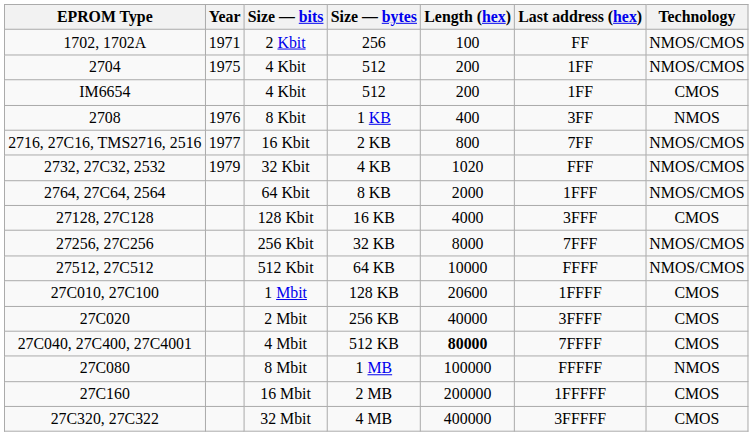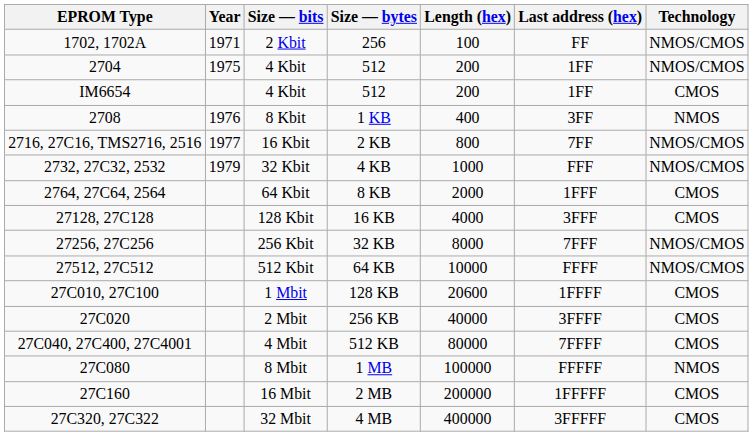(468, 167) 1020 -> (468, 167) 1000
(697, 192) NMOS/CMOS -> (697, 192) CMOS
(468, 343) bold -> (468, 343) normal
